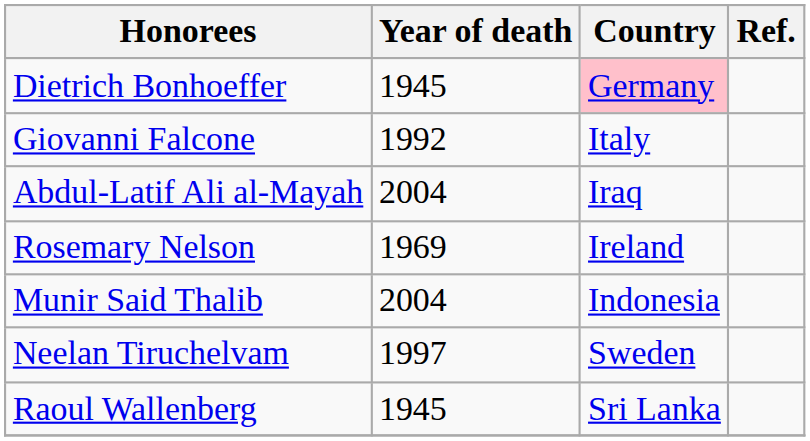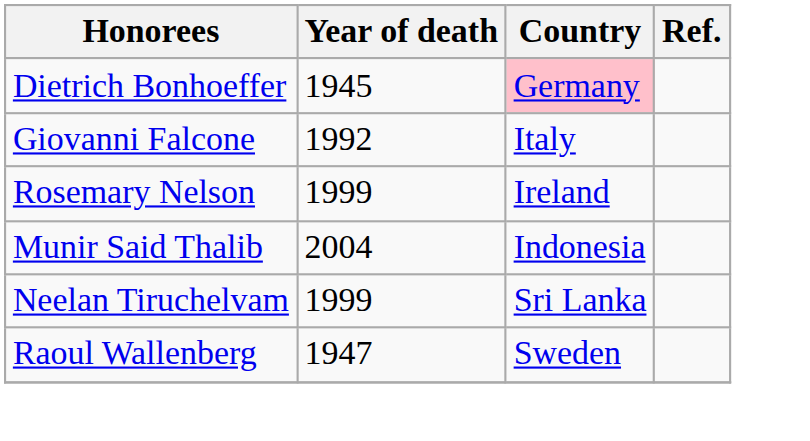- row: (188, 192)
(413, 246) 1969 -> (338, 192) 1999
(413, 354) 1997 -> (338, 300) 1999
(642, 354) Sweden -> (580, 300) Sri Lanka
(413, 407) 1945 -> (338, 354) 1947
(654, 407) Sri Lanka -> (567, 354) Sweden
